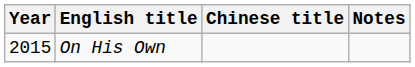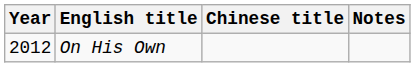(30, 48) 2015 -> (30, 48) 2012
